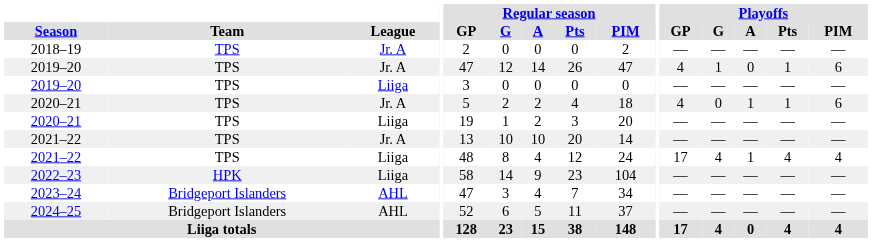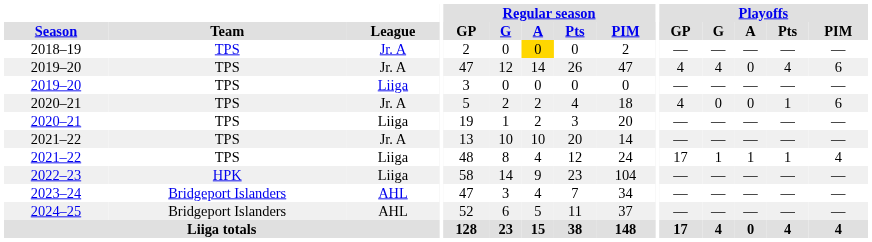(538, 49) no background -> (538, 49) gold background
(718, 67) 1 -> (718, 67) 4
(788, 67) 1 -> (788, 67) 4
(751, 103) 1 -> (751, 103) 0
(718, 157) 4 -> (718, 157) 1
(788, 157) 4 -> (788, 157) 1
